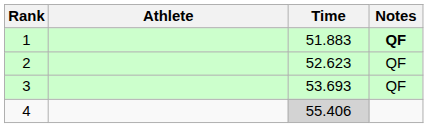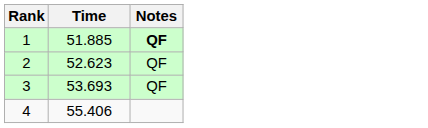- column: (168, 16)
(329, 39) 51.883 -> (89, 39) 51.885
(329, 110) lightgrey background -> (89, 110) no background
